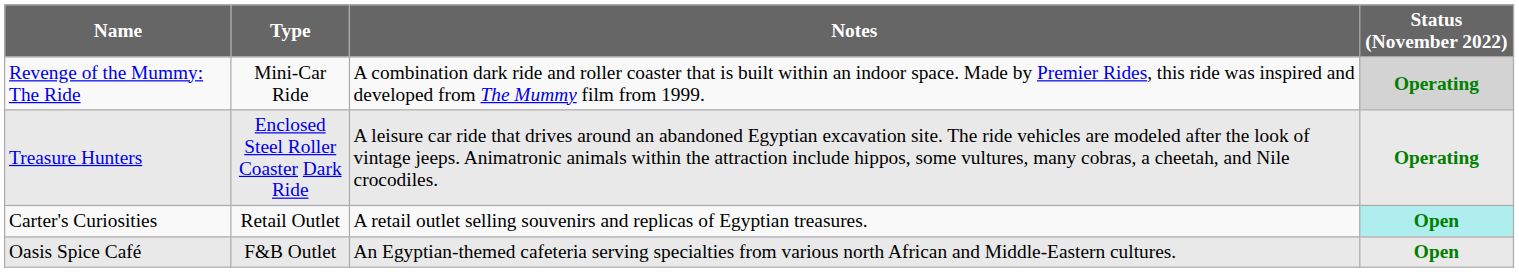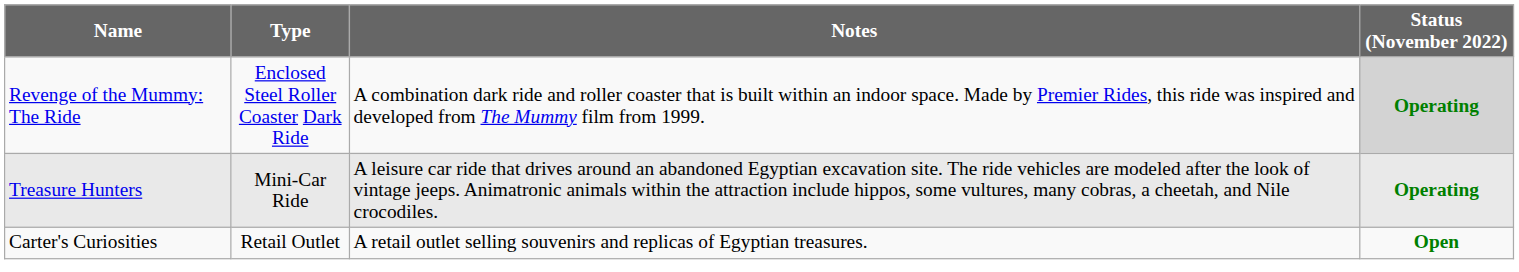(290, 83) Mini-Car Ride -> (290, 105) Enclosed Steel Roller Coaster Dark Ride
(290, 157) Enclosed Steel Roller Coaster Dark Ride -> (290, 190) Mini-Car Ride
(1436, 220) paleturquoise background -> (1436, 242) no background
- row: (75, 251)
